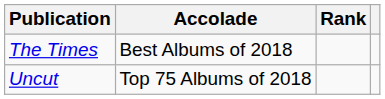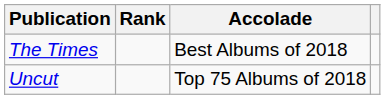columns swapped: (215, 19) <-> (343, 19)
